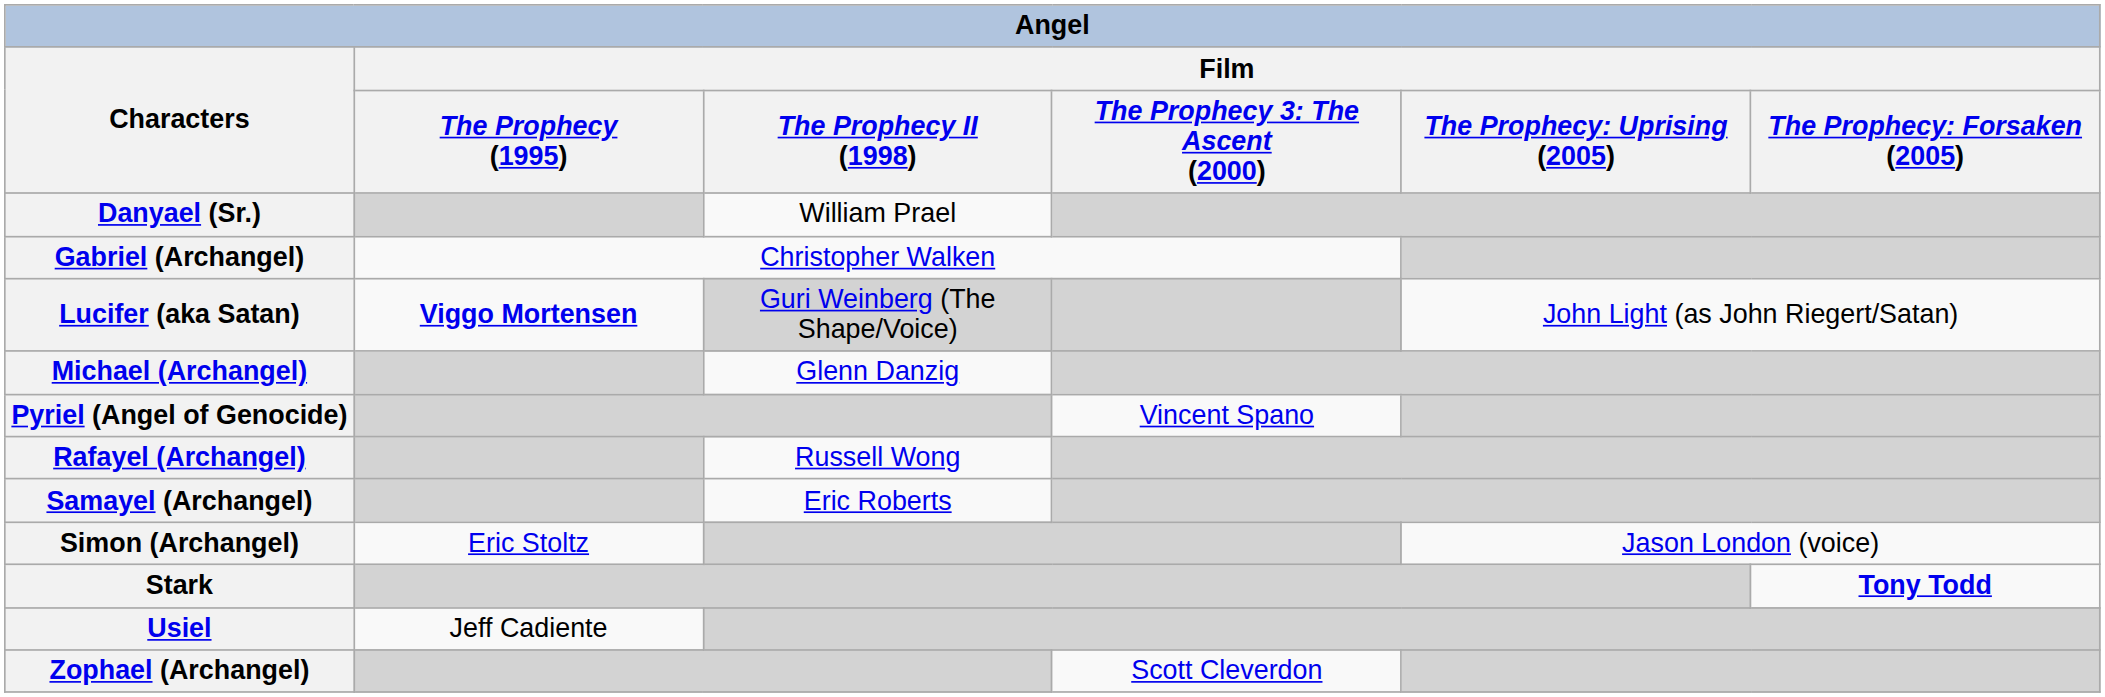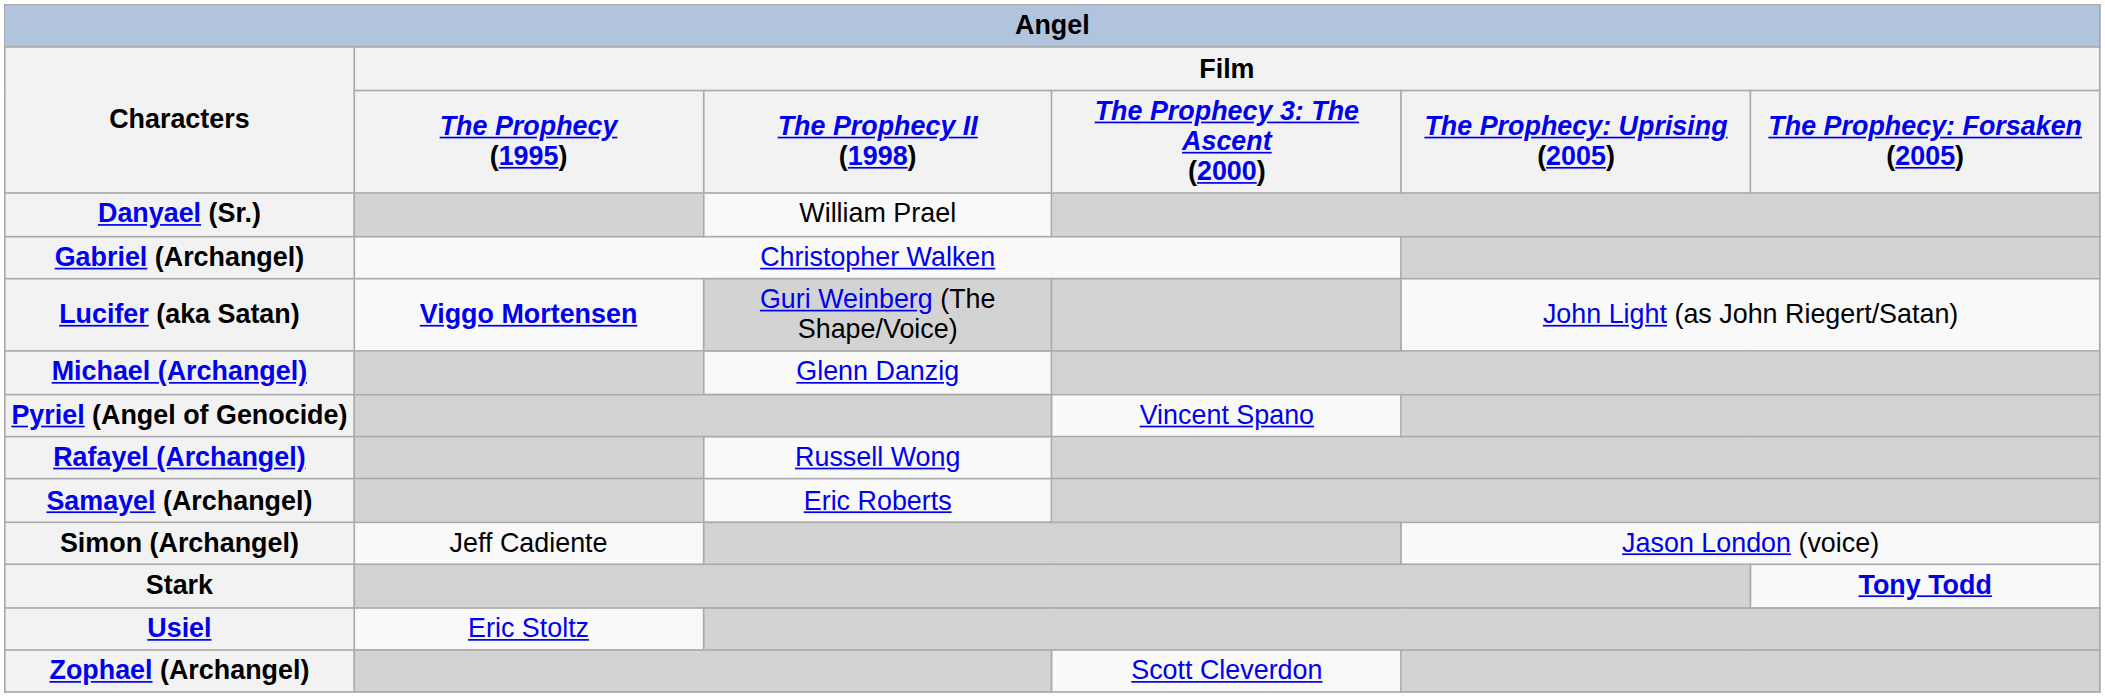(529, 542) Eric Stoltz -> (529, 542) Jeff Cadiente
(529, 628) Jeff Cadiente -> (529, 628) Eric Stoltz
